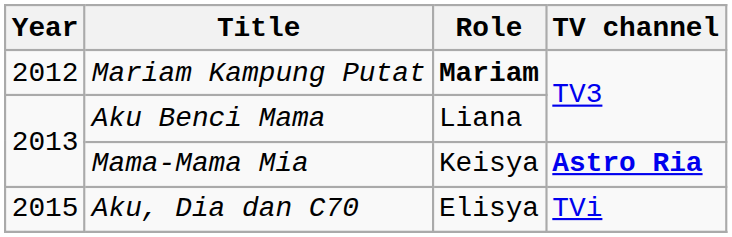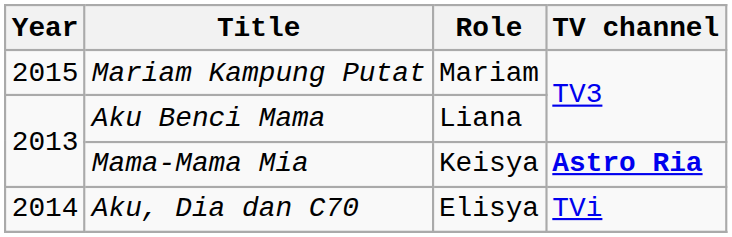(45, 73) 2012 -> (45, 73) 2015
(489, 73) bold -> (489, 73) normal
(45, 209) 2015 -> (45, 209) 2014
